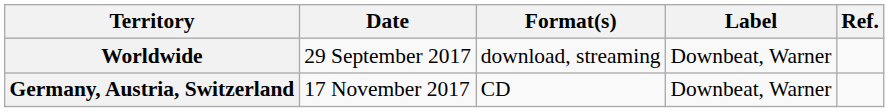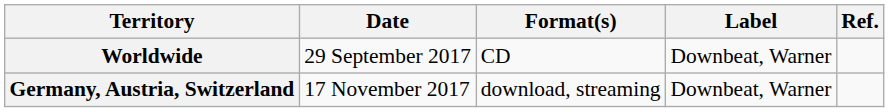(571, 55) download, streaming -> (496, 55) CD
(496, 89) CD -> (571, 89) download, streaming
